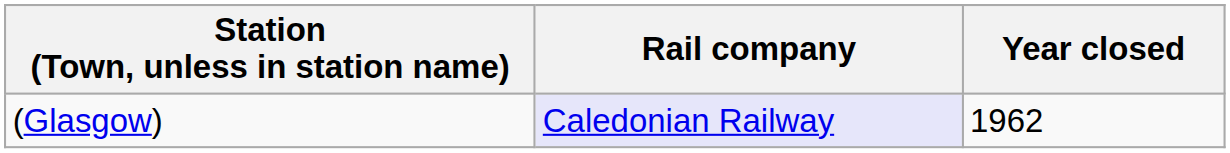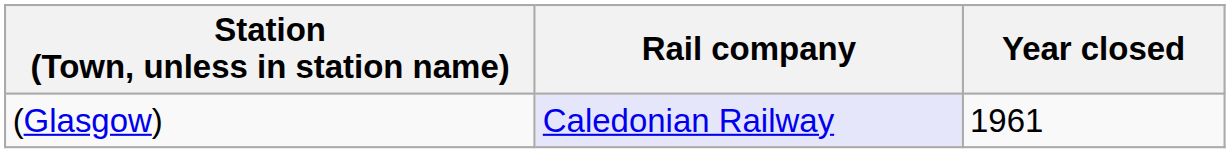(1007, 119) 1962 -> (1007, 119) 1961
